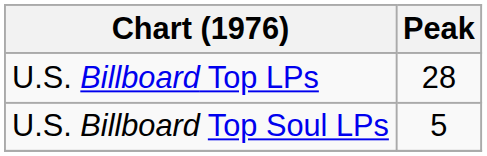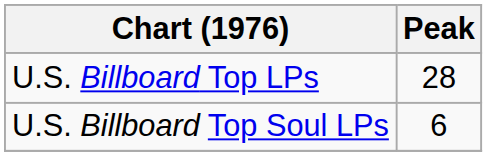(439, 126) 5 -> (439, 126) 6
